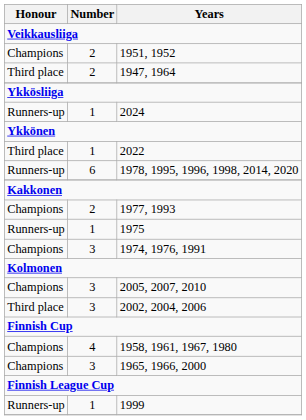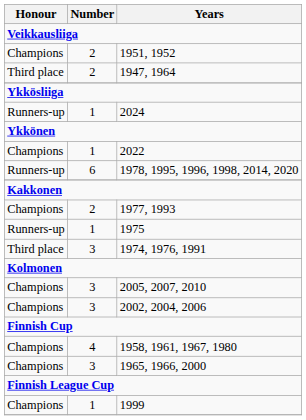(35, 151) Third place -> (35, 151) Champions
(35, 248) Champions -> (35, 248) Third place
(35, 307) Third place -> (35, 307) Champions
(36, 405) Runners-up -> (35, 405) Champions
